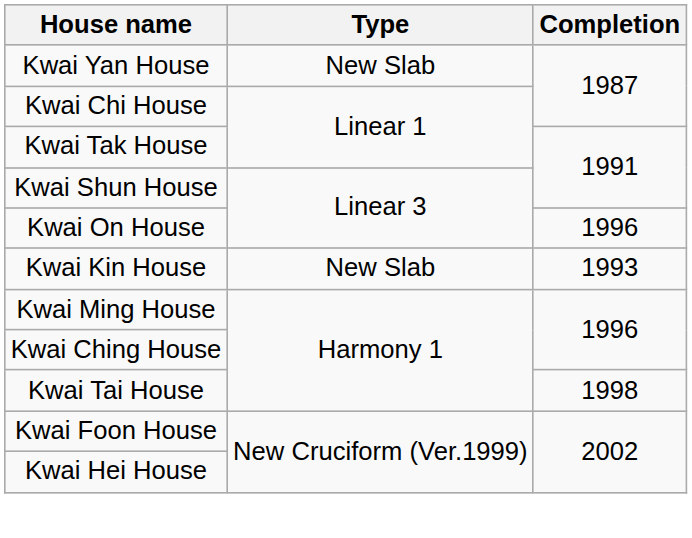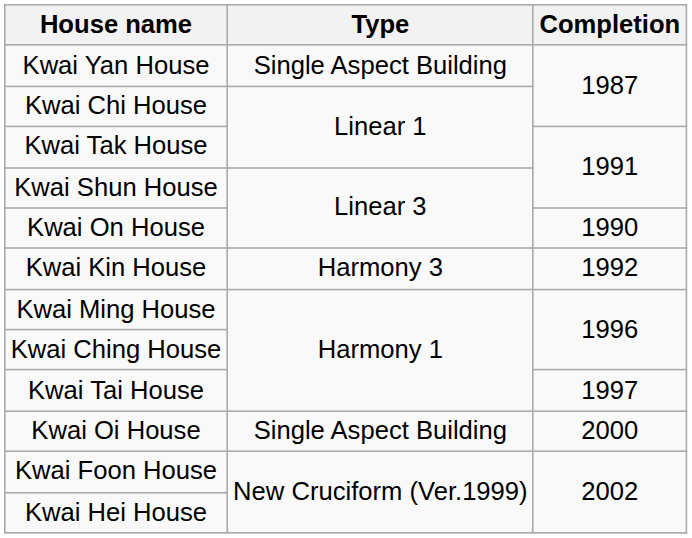(380, 65) New Slab -> (380, 65) Single Aspect Building
(610, 227) 1996 -> (610, 227) 1990
(380, 268) New Slab -> (380, 268) Harmony 3
(610, 268) 1993 -> (610, 268) 1992
(610, 390) 1998 -> (610, 390) 1997
+ row: (116, 430)
